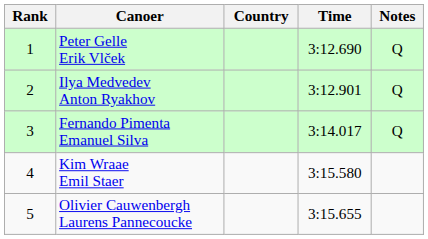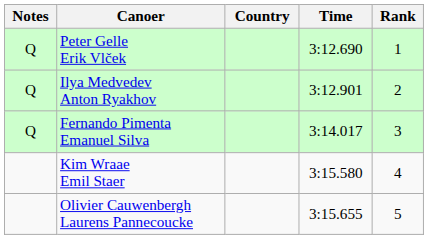columns swapped: (30, 16) <-> (397, 16)
